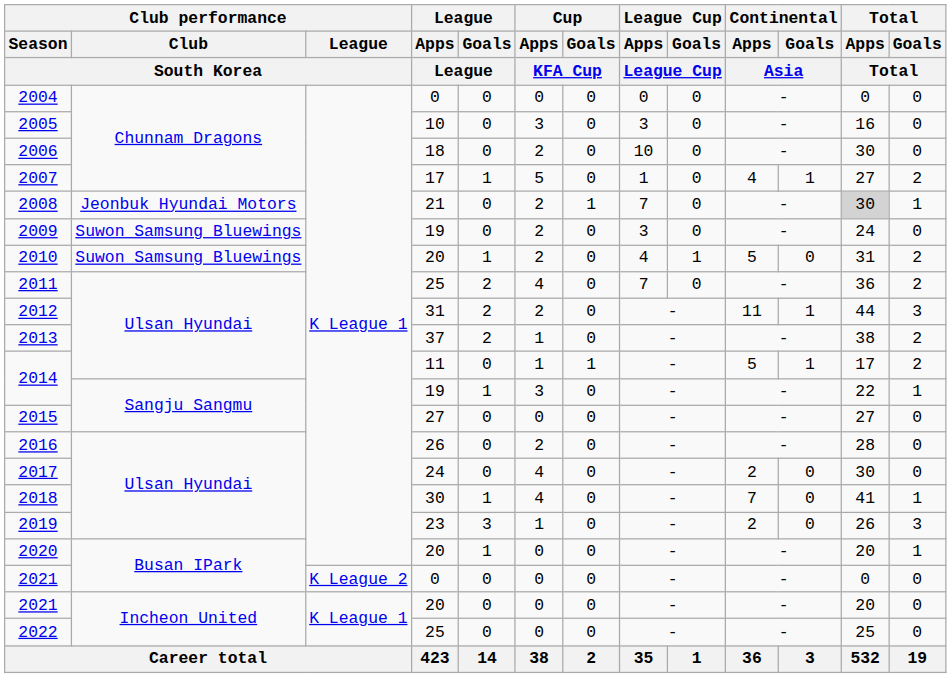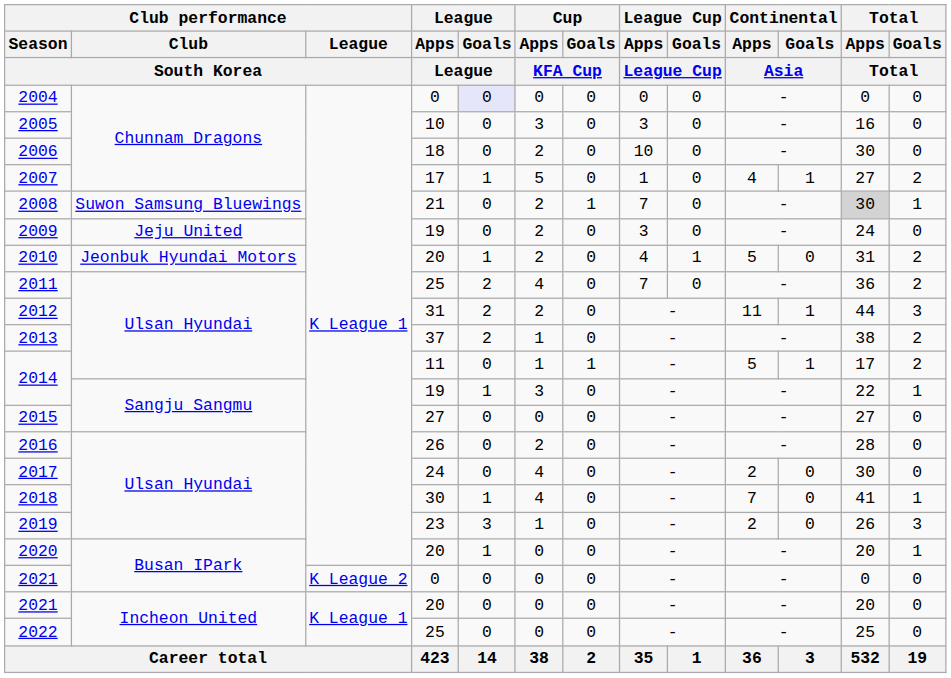(487, 98) no background -> (487, 98) lavender background
(188, 205) Jeonbuk Hyundai Motors -> (188, 205) Suwon Samsung Bluewings
(188, 232) Suwon Samsung Bluewings -> (188, 232) Jeju United
(188, 258) Suwon Samsung Bluewings -> (188, 258) Jeonbuk Hyundai Motors
